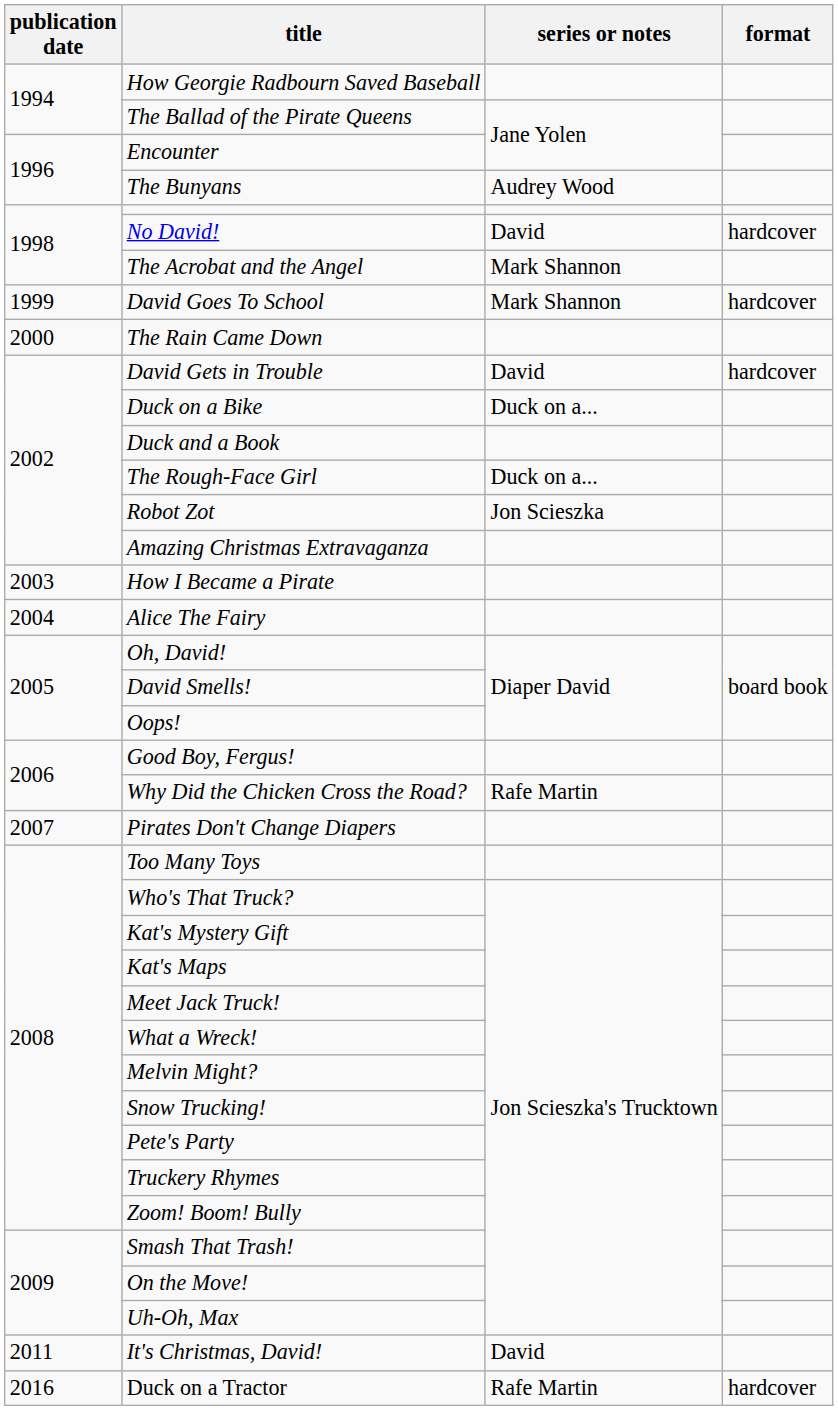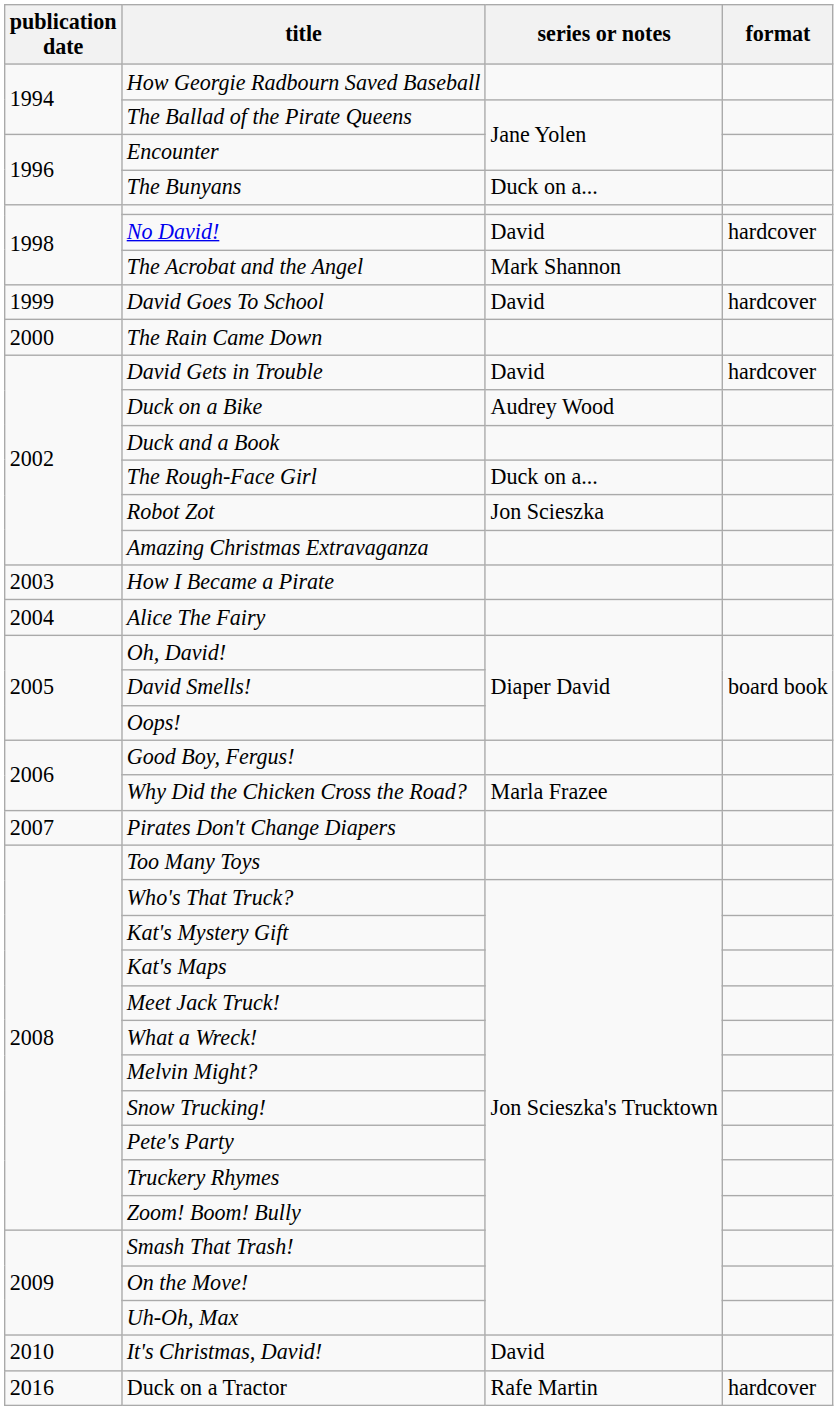(552, 186) Audrey Wood -> (544, 186) Duck on a...
(556, 302) Mark Shannon -> (518, 302) David
(544, 407) Duck on a... -> (552, 407) Audrey Wood
(544, 792) Rafe Martin -> (549, 792) Marla Frazee
(31, 1352) 2011 -> (32, 1352) 2010
